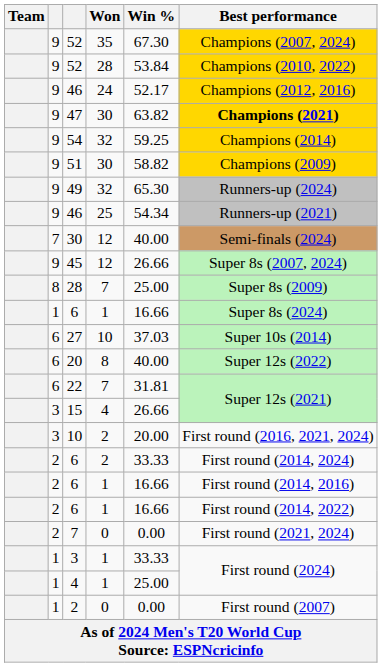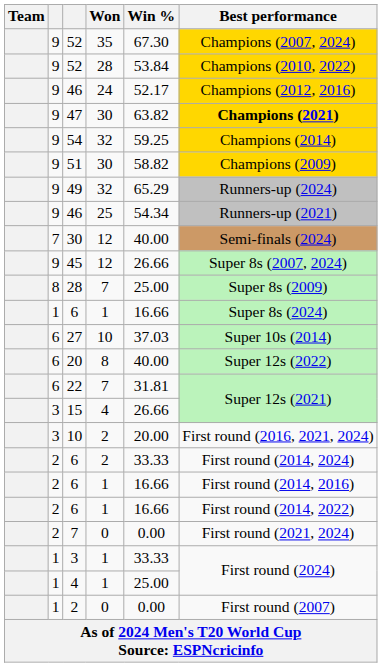(151, 189) 65.30 -> (151, 189) 65.29
